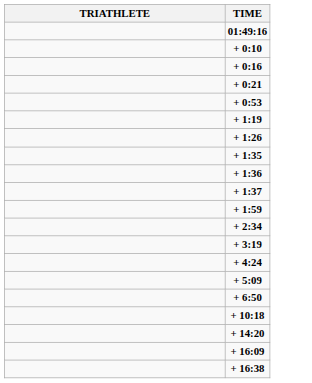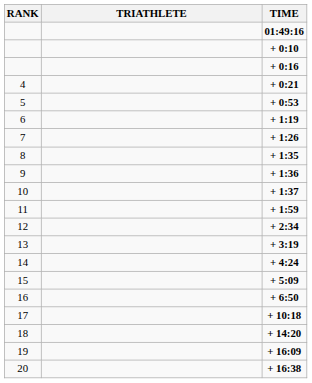+ column: (23, 13)
